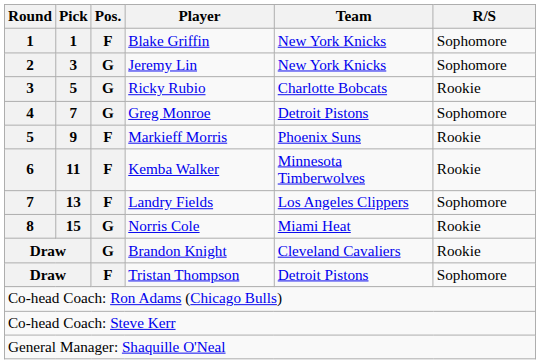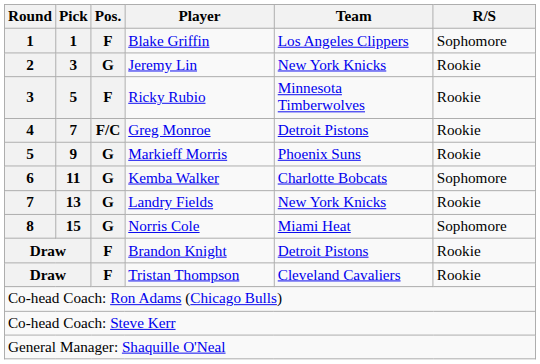(332, 40) New York Knicks -> (343, 40) Los Angeles Clippers
(472, 64) Sophomore -> (459, 64) Rookie
(108, 88) G -> (108, 97) F
(332, 88) Charlotte Bobcats -> (321, 97) Minnesota Timberwolves
(108, 112) G -> (108, 130) F/C
(472, 112) Sophomore -> (459, 130) Rookie
(108, 137) F -> (108, 154) G
(108, 169) F -> (108, 178) G
(321, 169) Minnesota Timberwolves -> (332, 178) Charlotte Bobcats
(459, 169) Rookie -> (472, 178) Sophomore
(108, 202) F -> (108, 202) G
(343, 202) Los Angeles Clippers -> (332, 202) New York Knicks
(472, 202) Sophomore -> (459, 202) Rookie
(459, 226) Rookie -> (472, 226) Sophomore
(108, 250) G -> (108, 250) F
(339, 250) Cleveland Cavaliers -> (323, 250) Detroit Pistons
(323, 274) Detroit Pistons -> (339, 274) Cleveland Cavaliers
(472, 274) Sophomore -> (459, 274) Rookie
